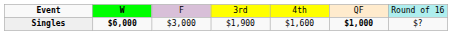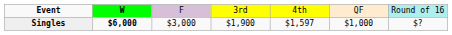(300, 24) $1,600 -> (300, 24) $1,597
(359, 24) bold -> (359, 24) normal
